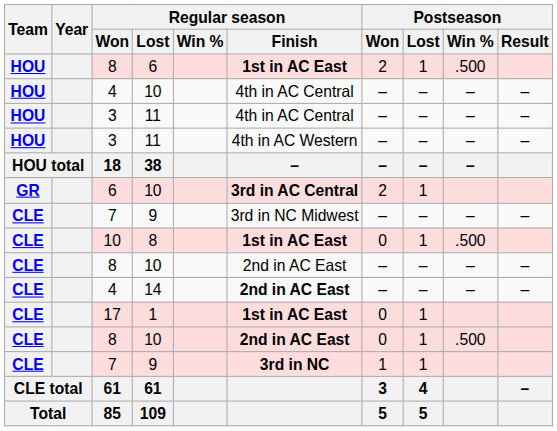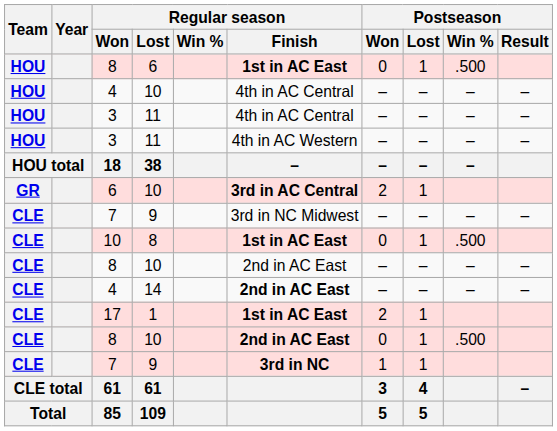(383, 67) 2 -> (383, 67) 0
(383, 315) 0 -> (383, 315) 2
